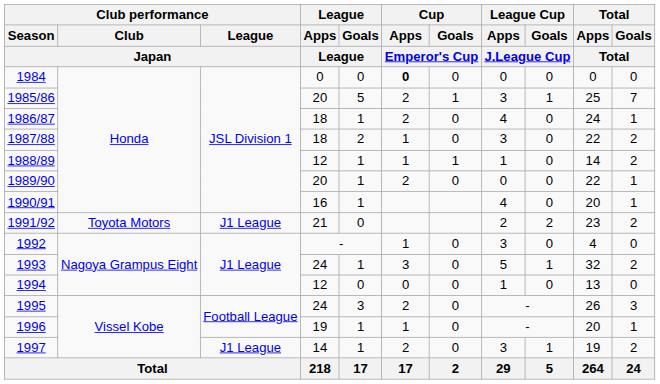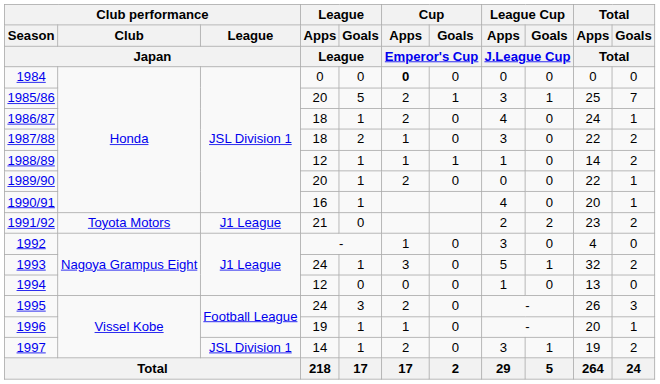(250, 347) J1 League -> (250, 347) JSL Division 1
